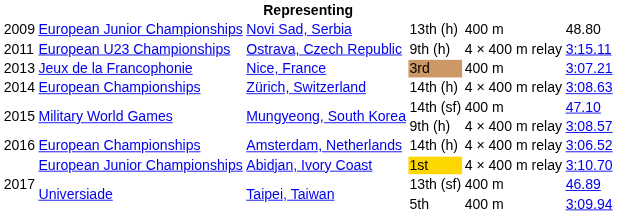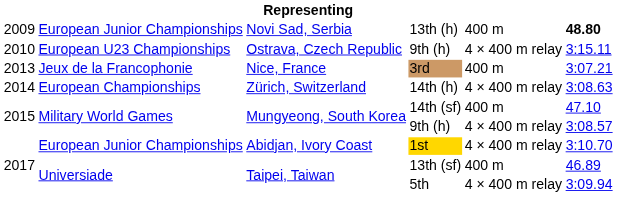(583, 29) normal -> (583, 29) bold
(19, 49) 2011 -> (19, 49) 2010
- row: (324, 146)
(484, 204) 400 m -> (513, 184) 4 × 400 m relay
